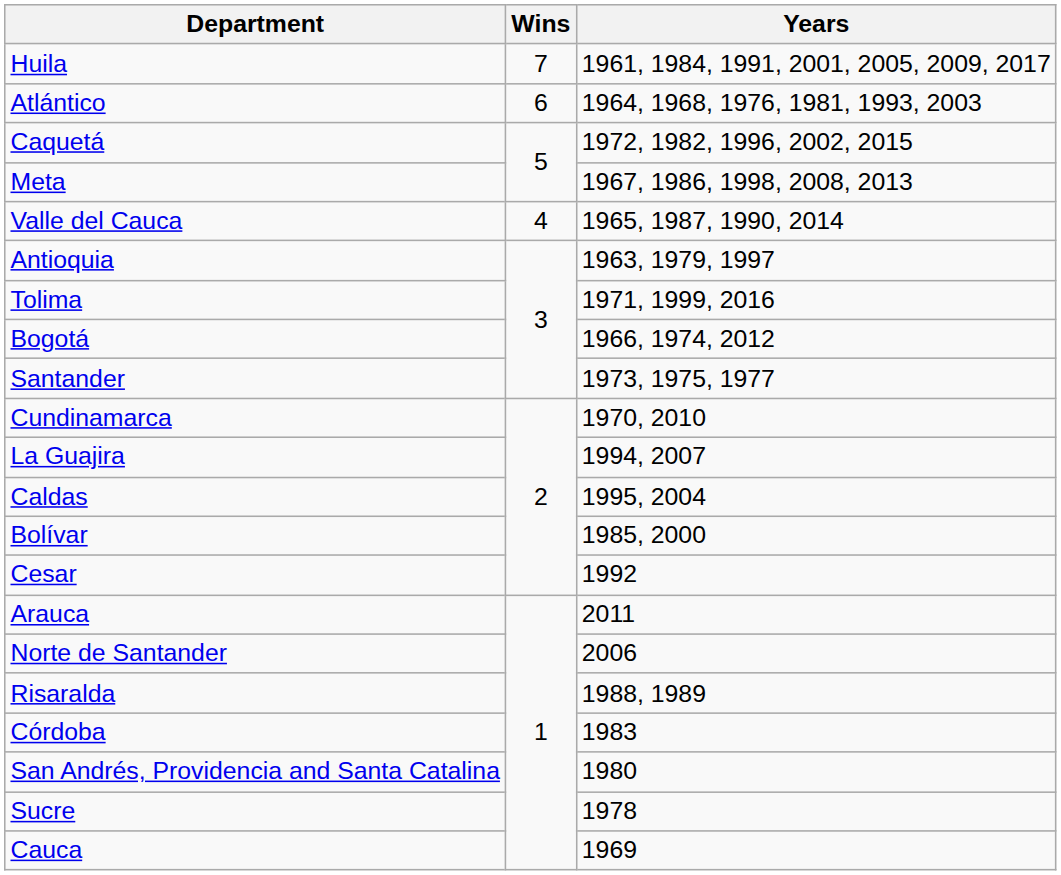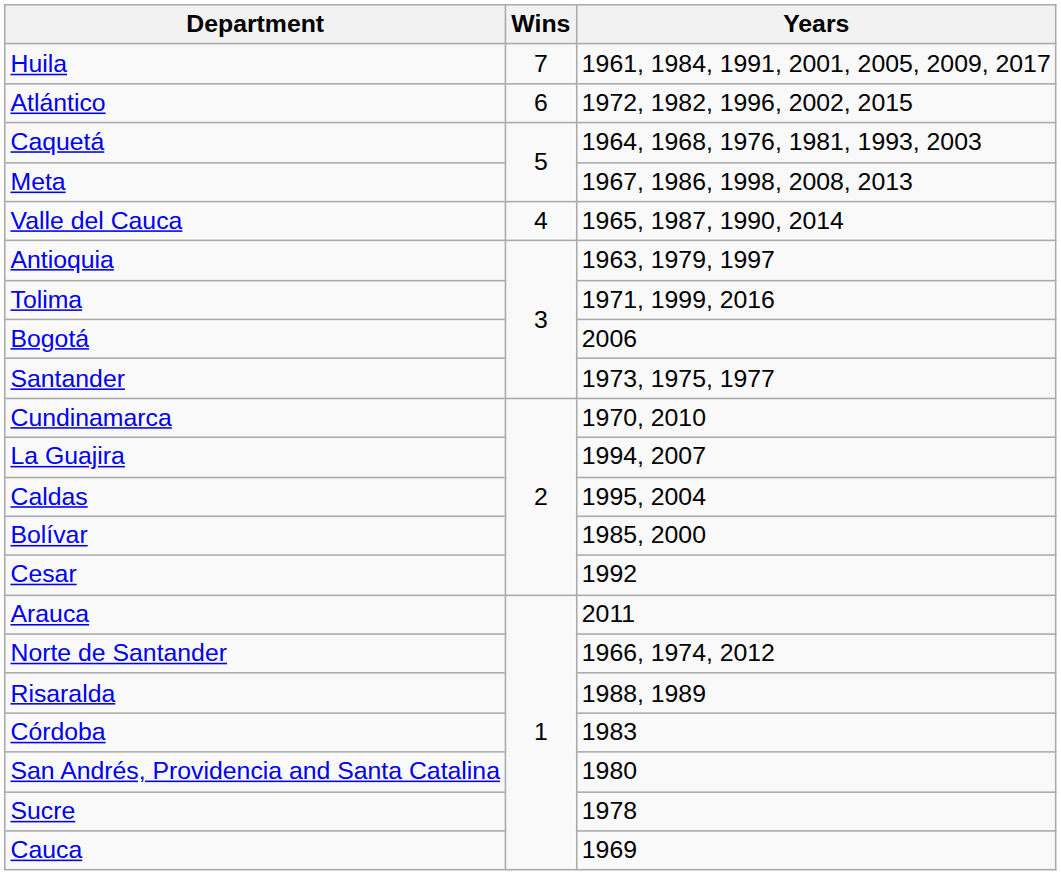(782, 102) 1964, 1968, 1976, 1981, 1993, 2003 -> (747, 102) 1972, 1982, 1996, 2002, 2015
(747, 142) 1972, 1982, 1996, 2002, 2015 -> (782, 142) 1964, 1968, 1976, 1981, 1993, 2003
(678, 338) 1966, 1974, 2012 -> (609, 338) 2006
(609, 653) 2006 -> (678, 653) 1966, 1974, 2012
